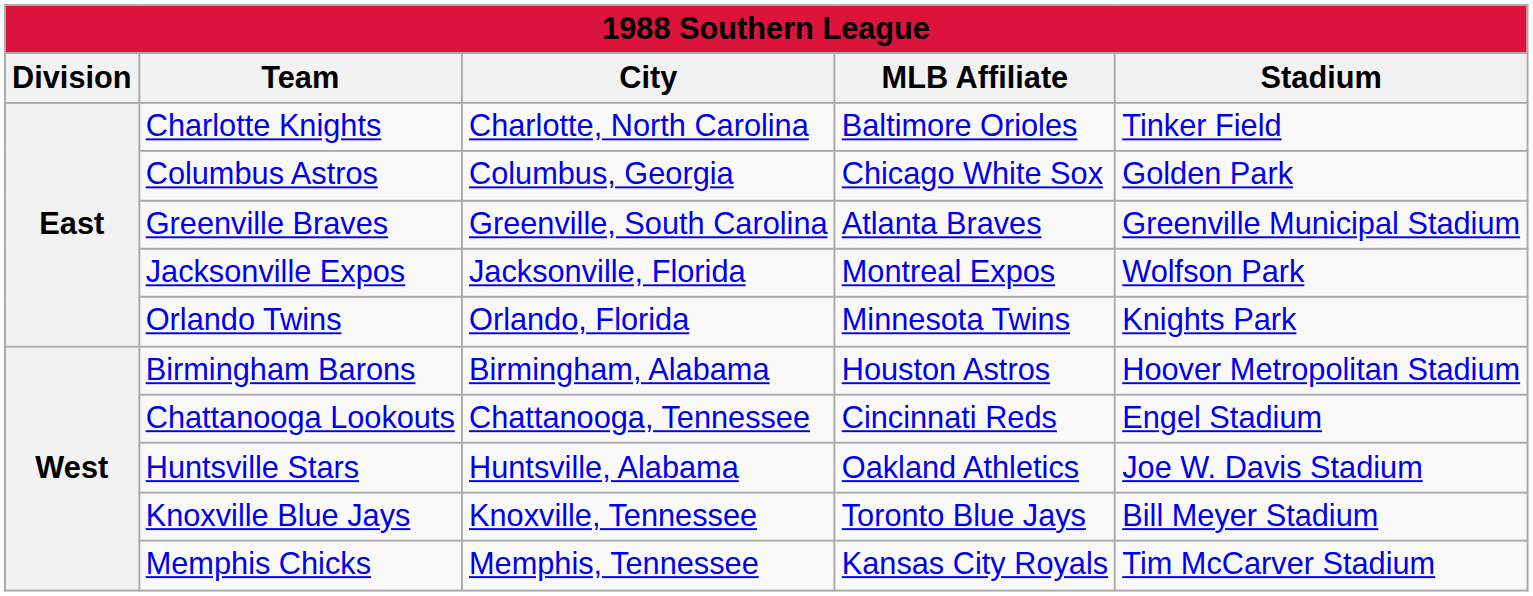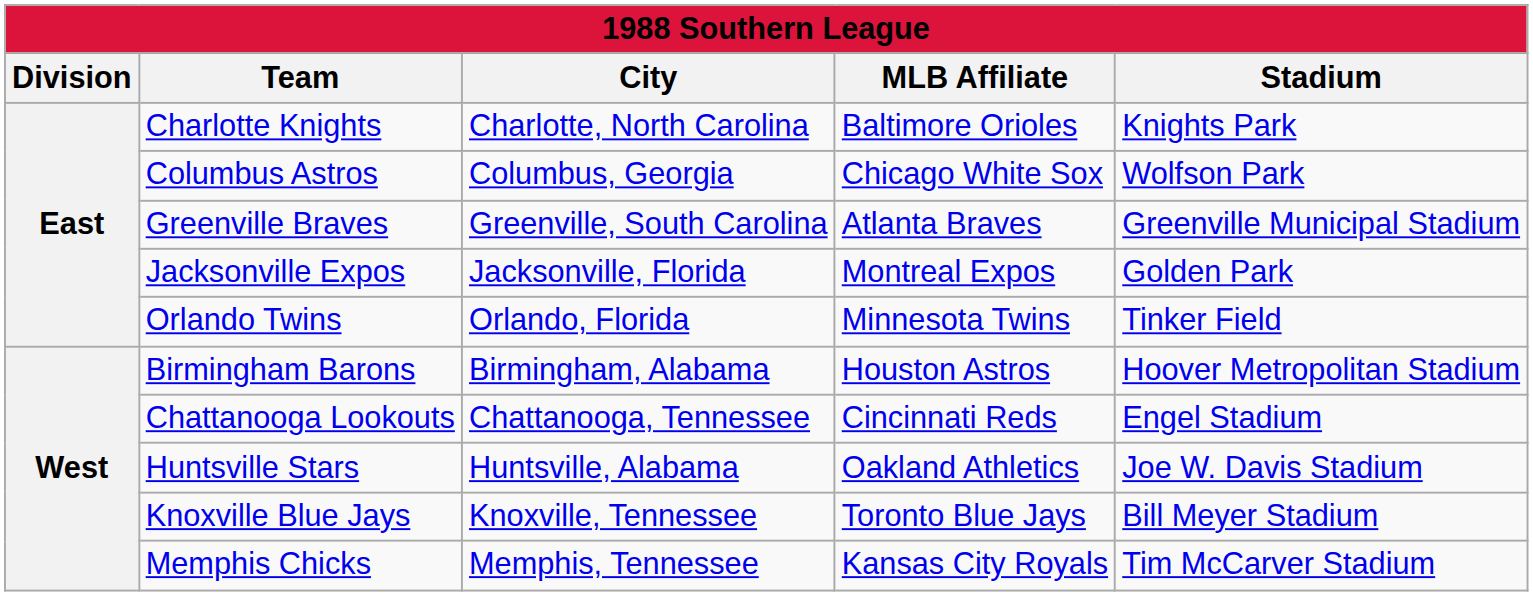(1202, 126) Tinker Field -> (1209, 126) Knights Park
(1208, 175) Golden Park -> (1213, 175) Wolfson Park
(1213, 272) Wolfson Park -> (1208, 272) Golden Park
(1209, 321) Knights Park -> (1202, 321) Tinker Field
